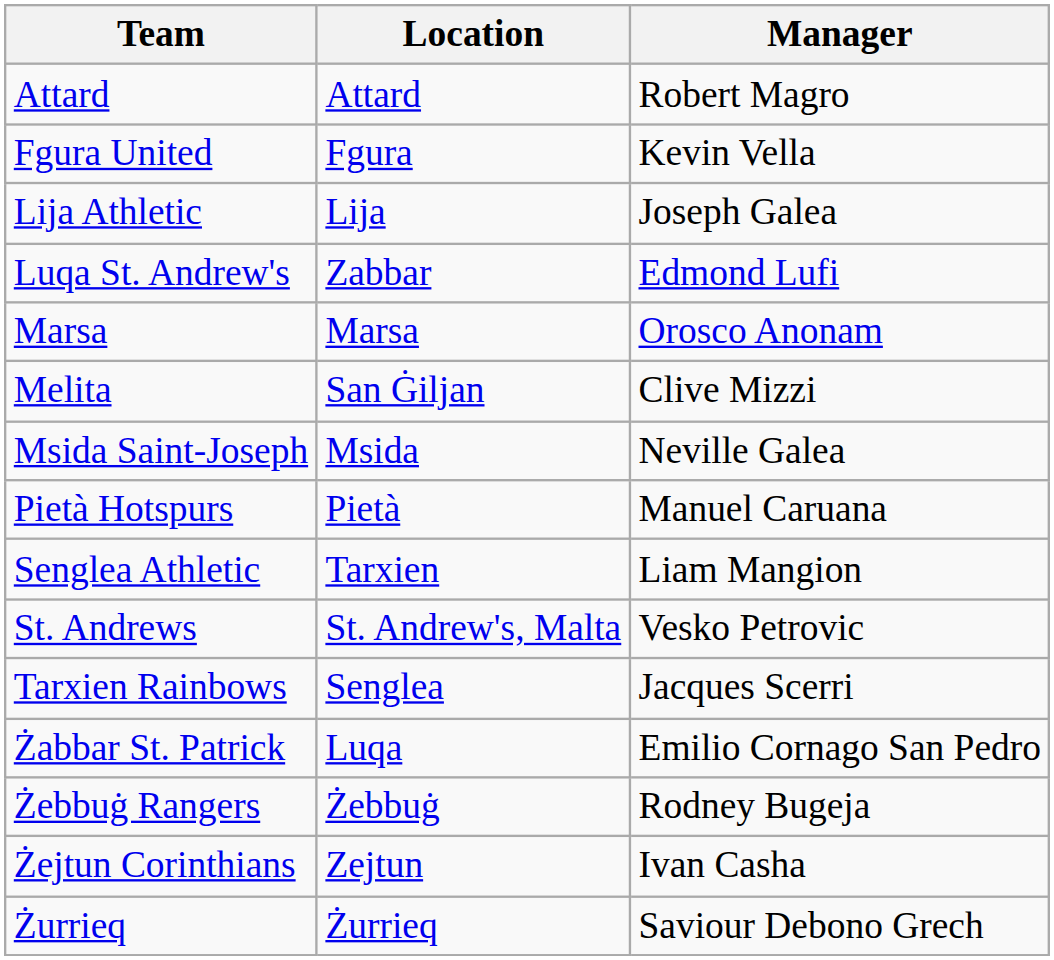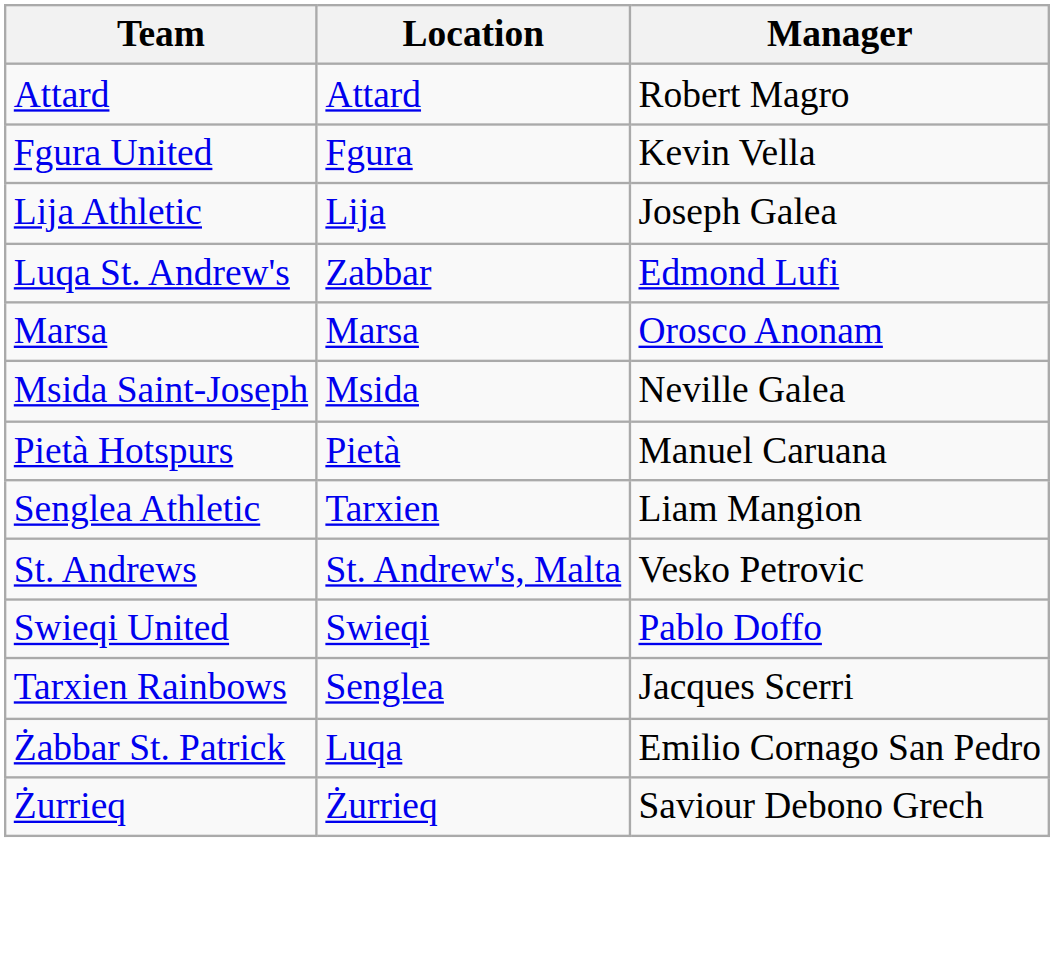- row: (63, 390)
+ row: (121, 627)
- row: (137, 806)
- row: (155, 865)
